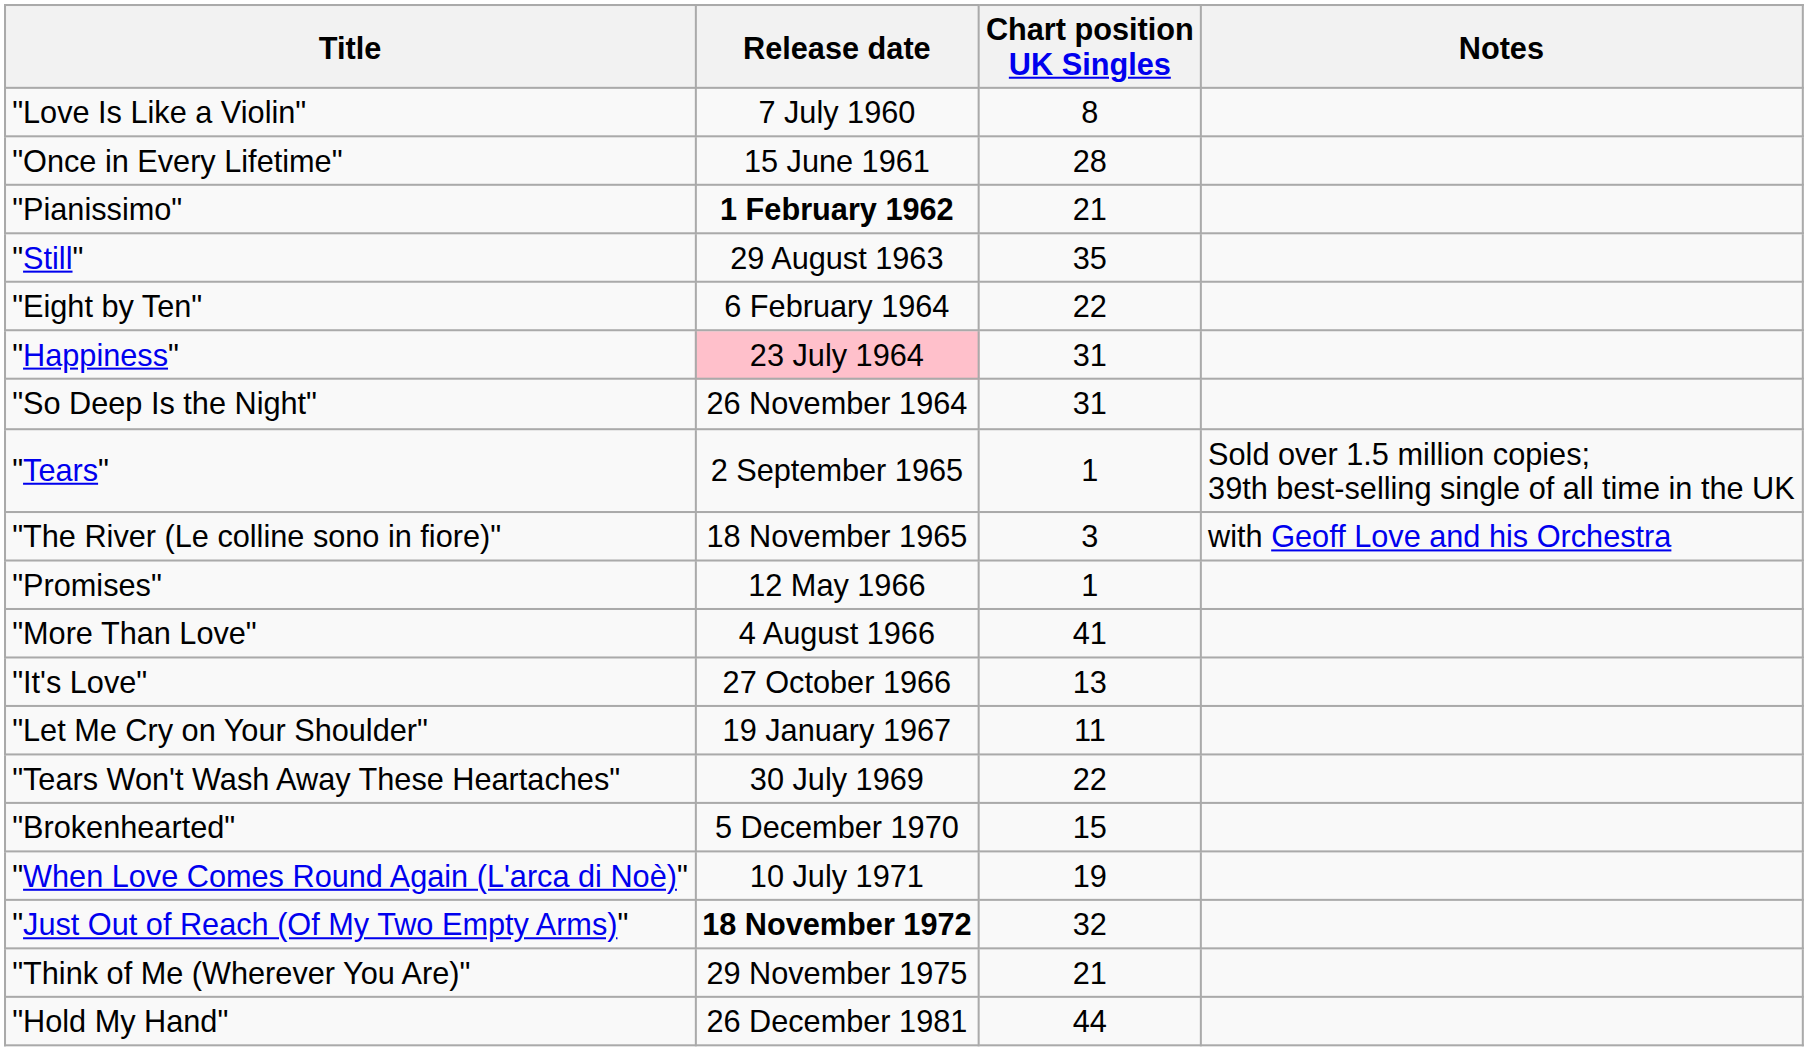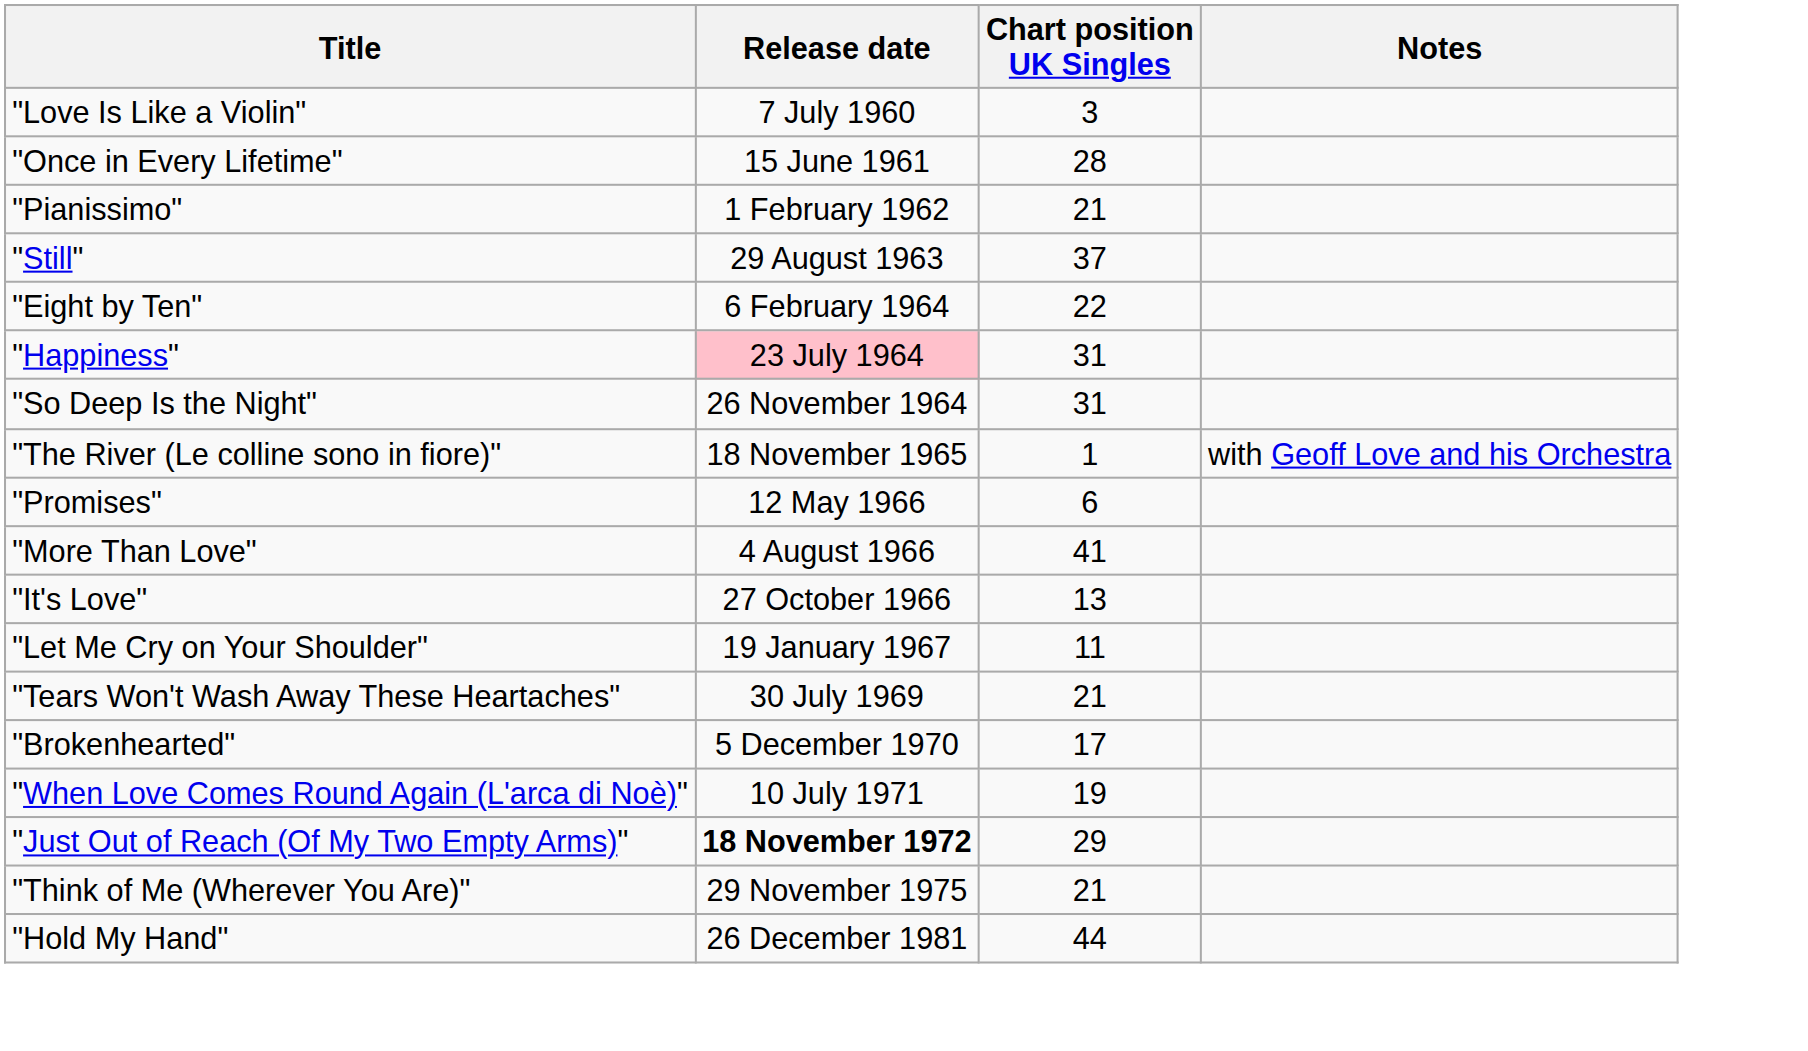(1090, 112) 8 -> (1090, 112) 3
(837, 210) bold -> (837, 210) normal
(1090, 258) 35 -> (1090, 258) 37
- row: (61, 470)
(1090, 536) 3 -> (1090, 453) 1
(1090, 584) 1 -> (1090, 501) 6
(1090, 779) 22 -> (1090, 696) 21
(1090, 827) 15 -> (1090, 744) 17
(1090, 924) 32 -> (1090, 842) 29
